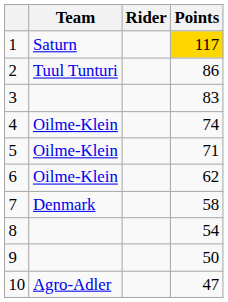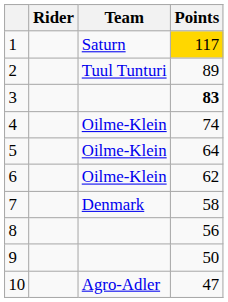columns swapped: (146, 17) <-> (75, 17)
(211, 71) 86 -> (211, 71) 89
(211, 97) normal -> (211, 97) bold
(211, 151) 71 -> (211, 151) 64
(211, 230) 54 -> (211, 230) 56
